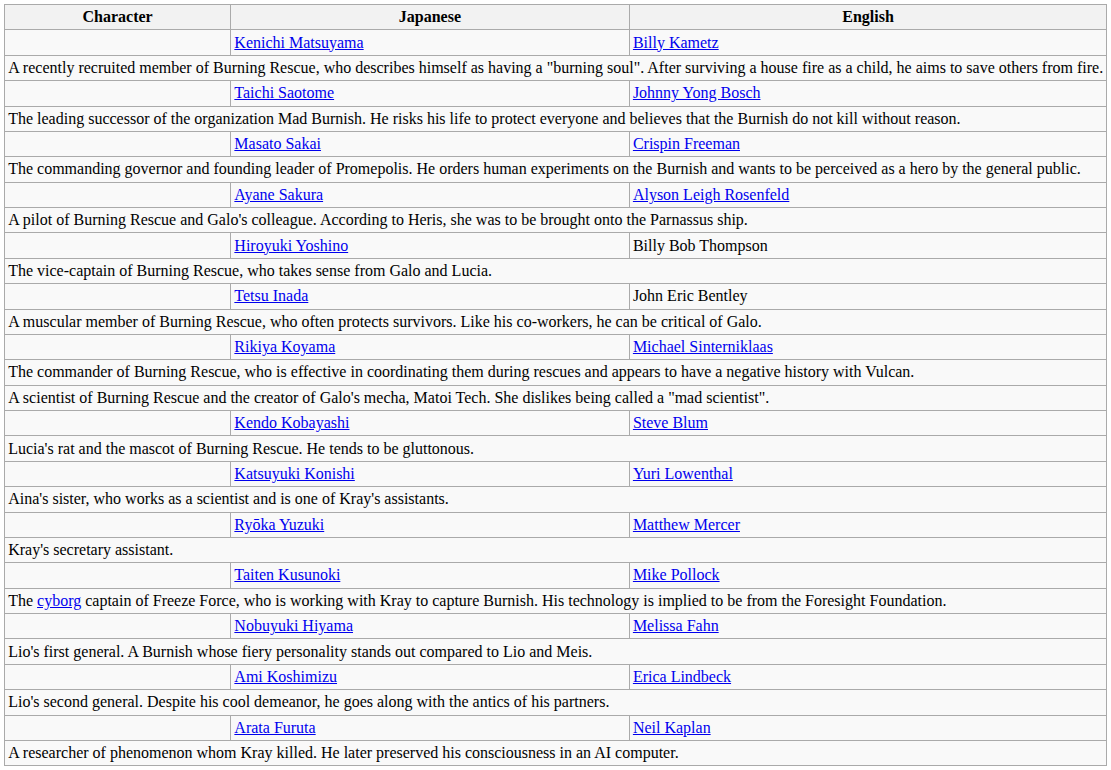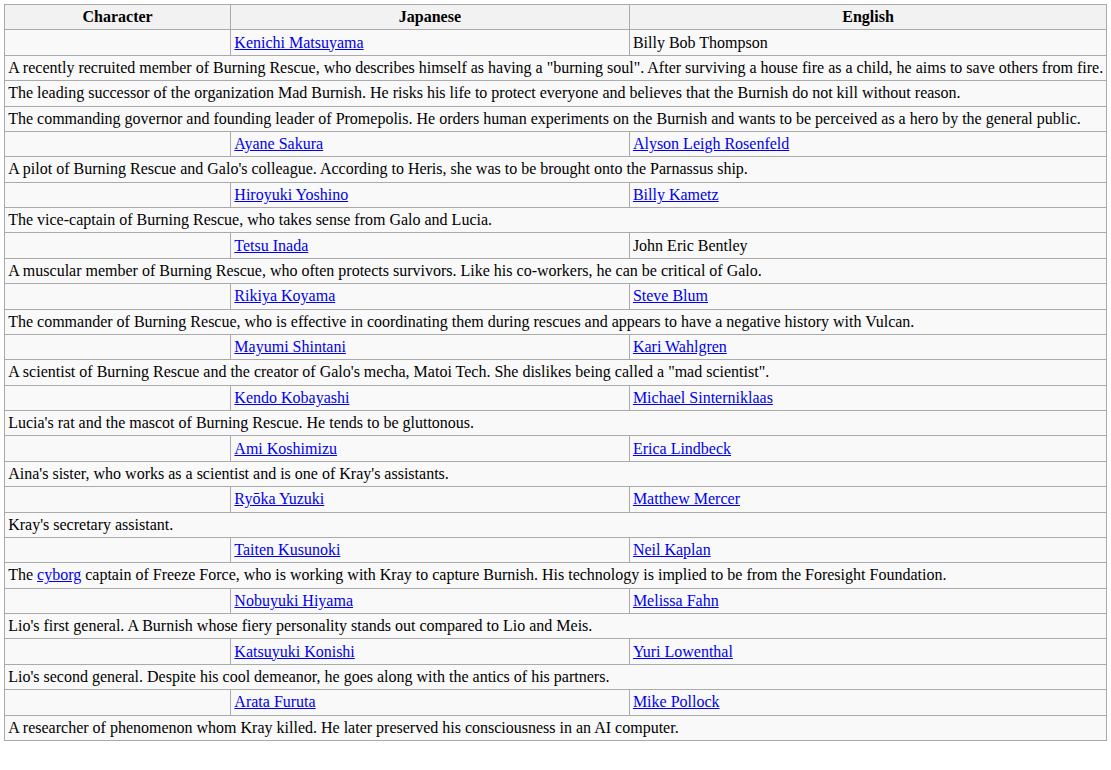(676, 42) Billy Kametz -> (700, 42) Billy Bob Thompson
- row: (284, 93)
- row: (278, 144)
(700, 245) Billy Bob Thompson -> (676, 194) Billy Kametz
(703, 347) Michael Sinterniklaas -> (670, 296) Steve Blum
+ row: (290, 347)
(670, 423) Steve Blum -> (703, 397) Michael Sinterniklaas
rows swapped: (286, 676) <-> (295, 473)
(676, 575) Mike Pollock -> (672, 550) Neil Kaplan
(672, 727) Neil Kaplan -> (676, 702) Mike Pollock
